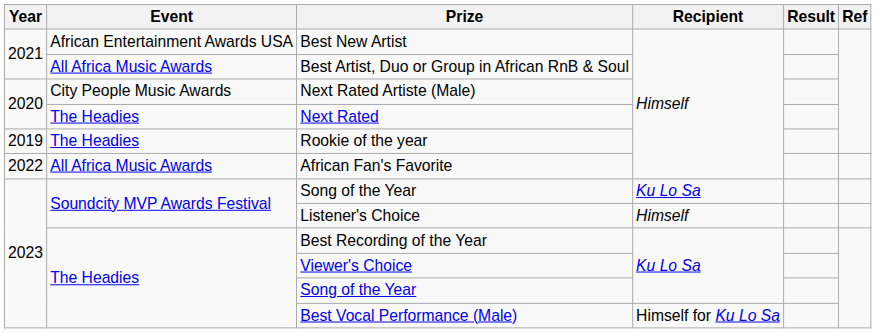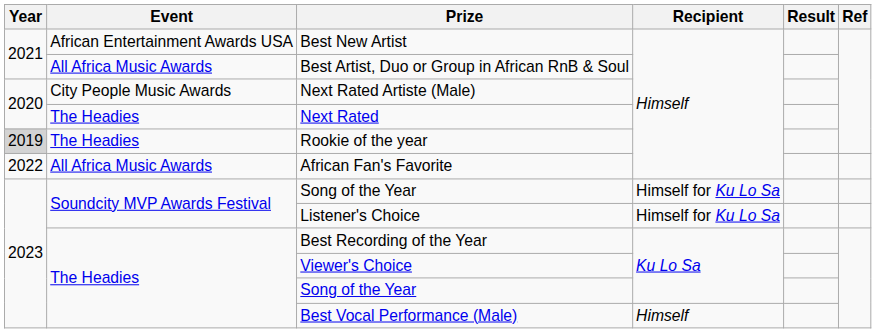(26, 141) no background -> (26, 141) lightgrey background
(668, 191) Ku Lo Sa -> (708, 191) Himself for Ku Lo Sa
(662, 215) Himself -> (708, 215) Himself for Ku Lo Sa
(708, 315) Himself for Ku Lo Sa -> (662, 315) Himself
